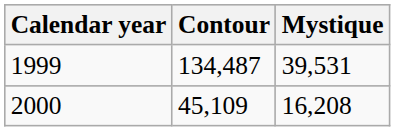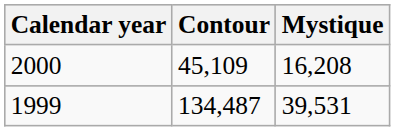rows swapped: (36, 65) <-> (36, 105)
